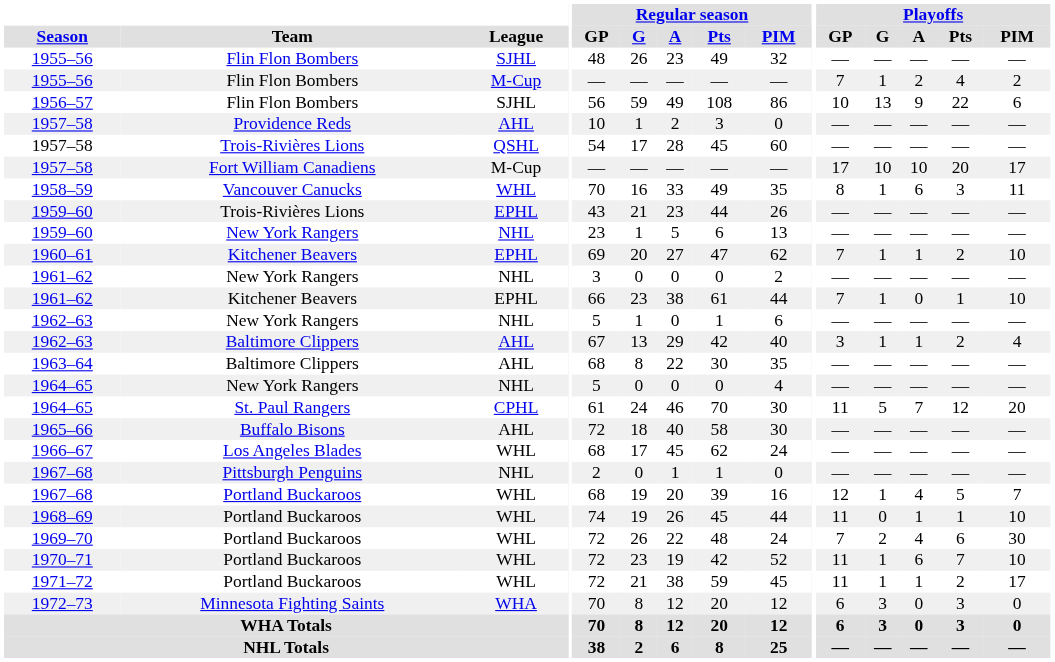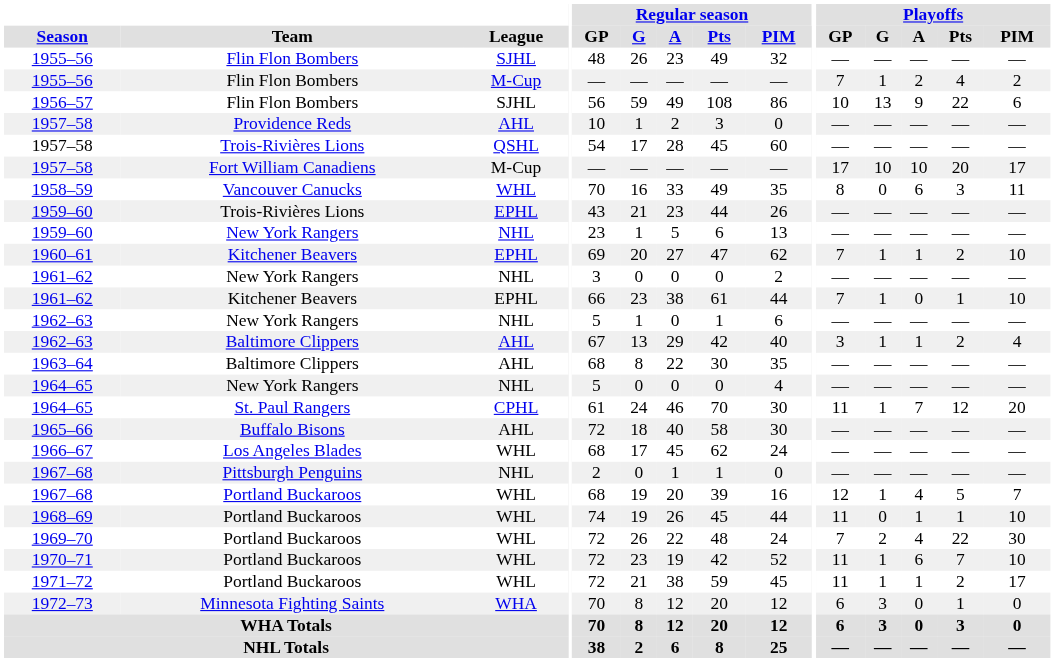(883, 189) 1 -> (883, 189) 0
(883, 407) 5 -> (883, 407) 1
(960, 538) 6 -> (960, 538) 22
(960, 603) 3 -> (960, 603) 1
